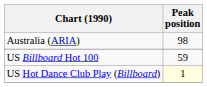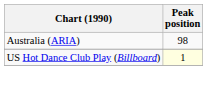- row: (53, 57)
